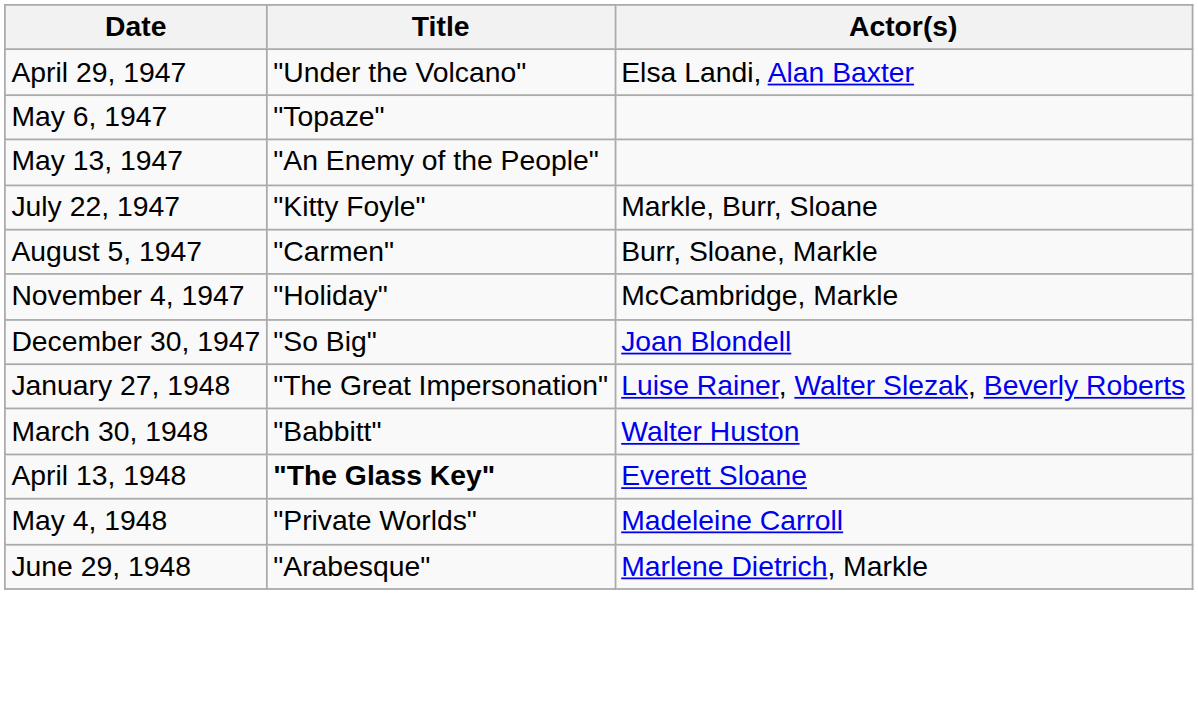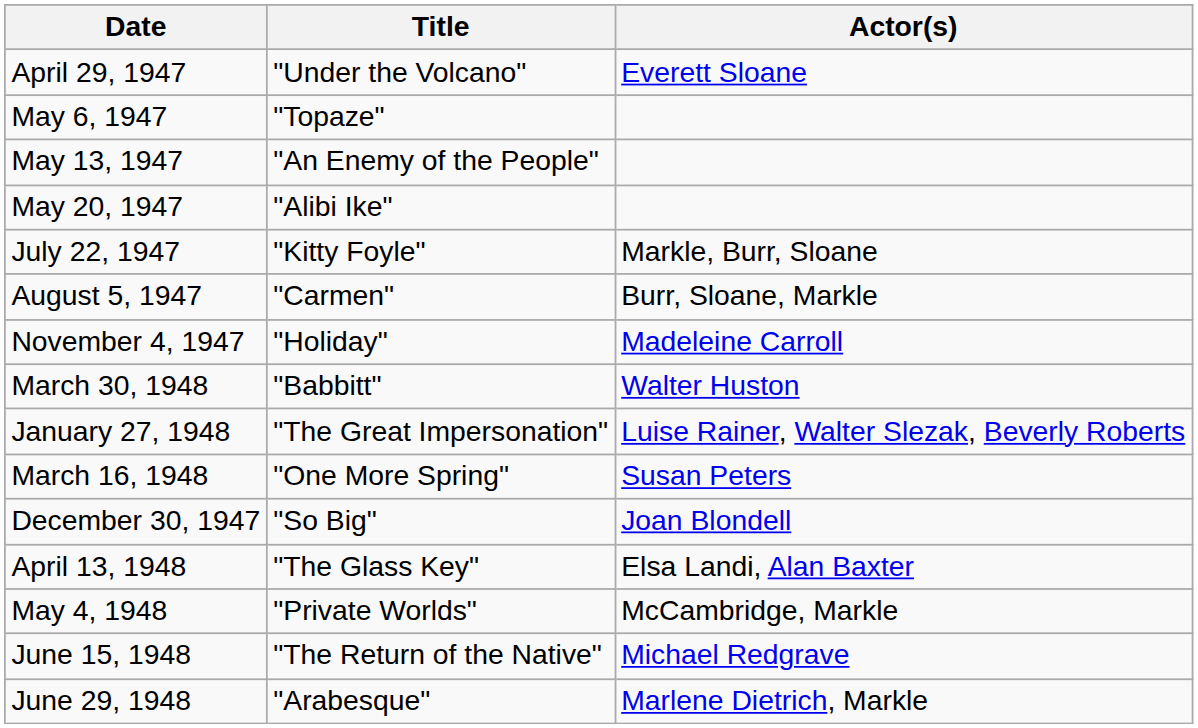(768, 71) Elsa Landi, Alan Baxter -> (714, 71) Everett Sloane
+ row: (97, 206)
(760, 296) McCambridge, Markle -> (732, 341) Madeleine Carroll
rows swapped: (136, 341) <-> (110, 431)
+ row: (110, 476)
(384, 476) bold -> (376, 565) normal
(714, 476) Everett Sloane -> (768, 565) Elsa Landi, Alan Baxter
(732, 521) Madeleine Carroll -> (760, 610) McCambridge, Markle
+ row: (101, 655)
